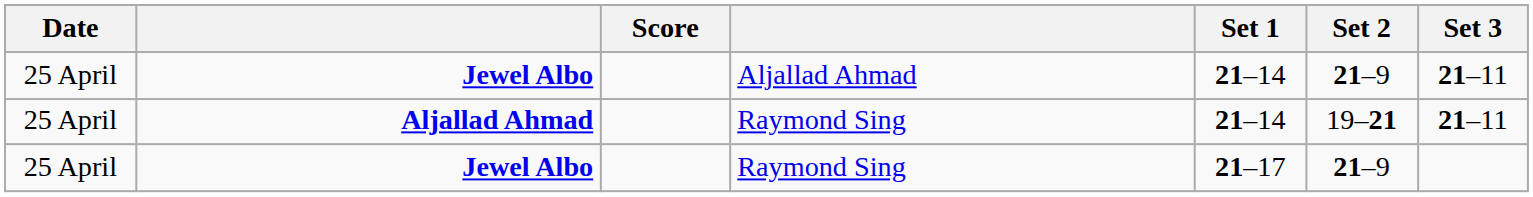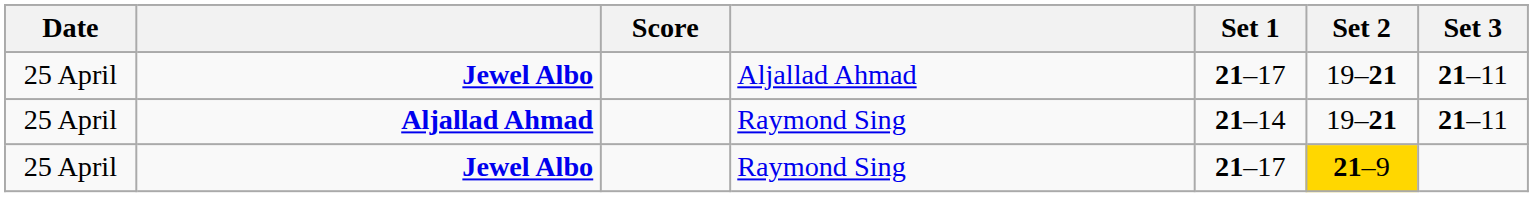(1250, 74) 21–14 -> (1250, 74) 21–17
(1362, 74) 21–9 -> (1362, 74) 19–21
(1362, 167) no background -> (1362, 167) gold background
